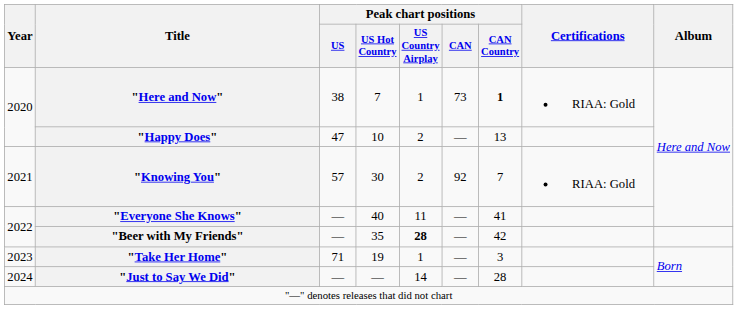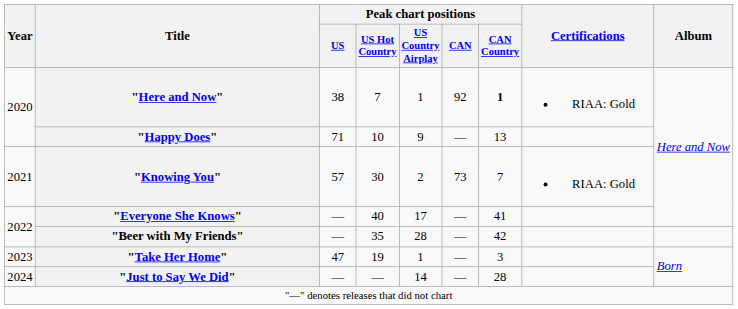(460, 97) 73 -> (460, 97) 92
(338, 137) 47 -> (338, 137) 71
(421, 137) 2 -> (421, 137) 9
(460, 176) 92 -> (460, 176) 73
(421, 216) 11 -> (421, 216) 17
(421, 236) bold -> (421, 236) normal
(338, 256) 71 -> (338, 256) 47
